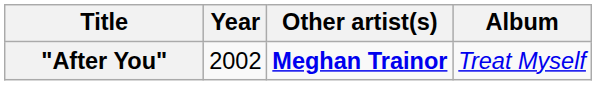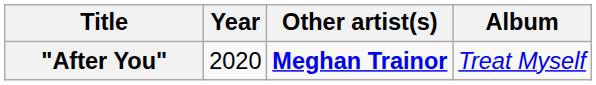(235, 60) 2002 -> (235, 60) 2020
